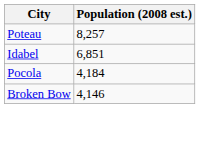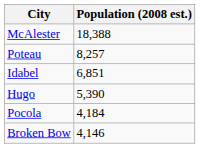+ row: (34, 34)
+ row: (21, 93)
